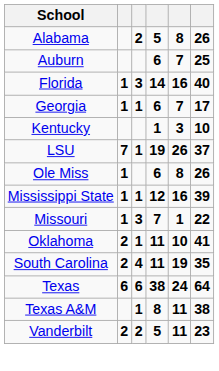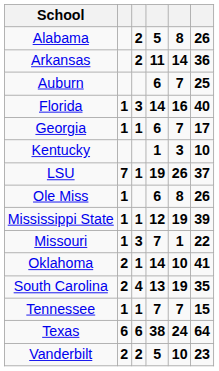+ row: (61, 60)
(180, 196) 16 -> (180, 219) 19
(157, 241) 11 -> (157, 264) 14
(157, 264) 11 -> (157, 286) 13
+ row: (61, 309)
- row: (61, 309)
(180, 331) 11 -> (180, 354) 10
